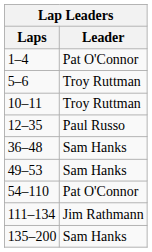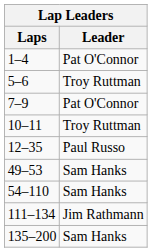+ row: (18, 103)
- row: (25, 147)
(101, 192) Pat O'Connor -> (95, 192) Sam Hanks
